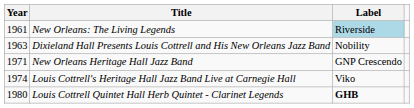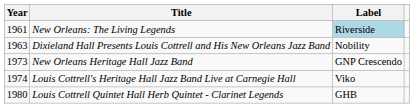(17, 62) 1971 -> (17, 62) 1973
(347, 95) bold -> (346, 95) normal
